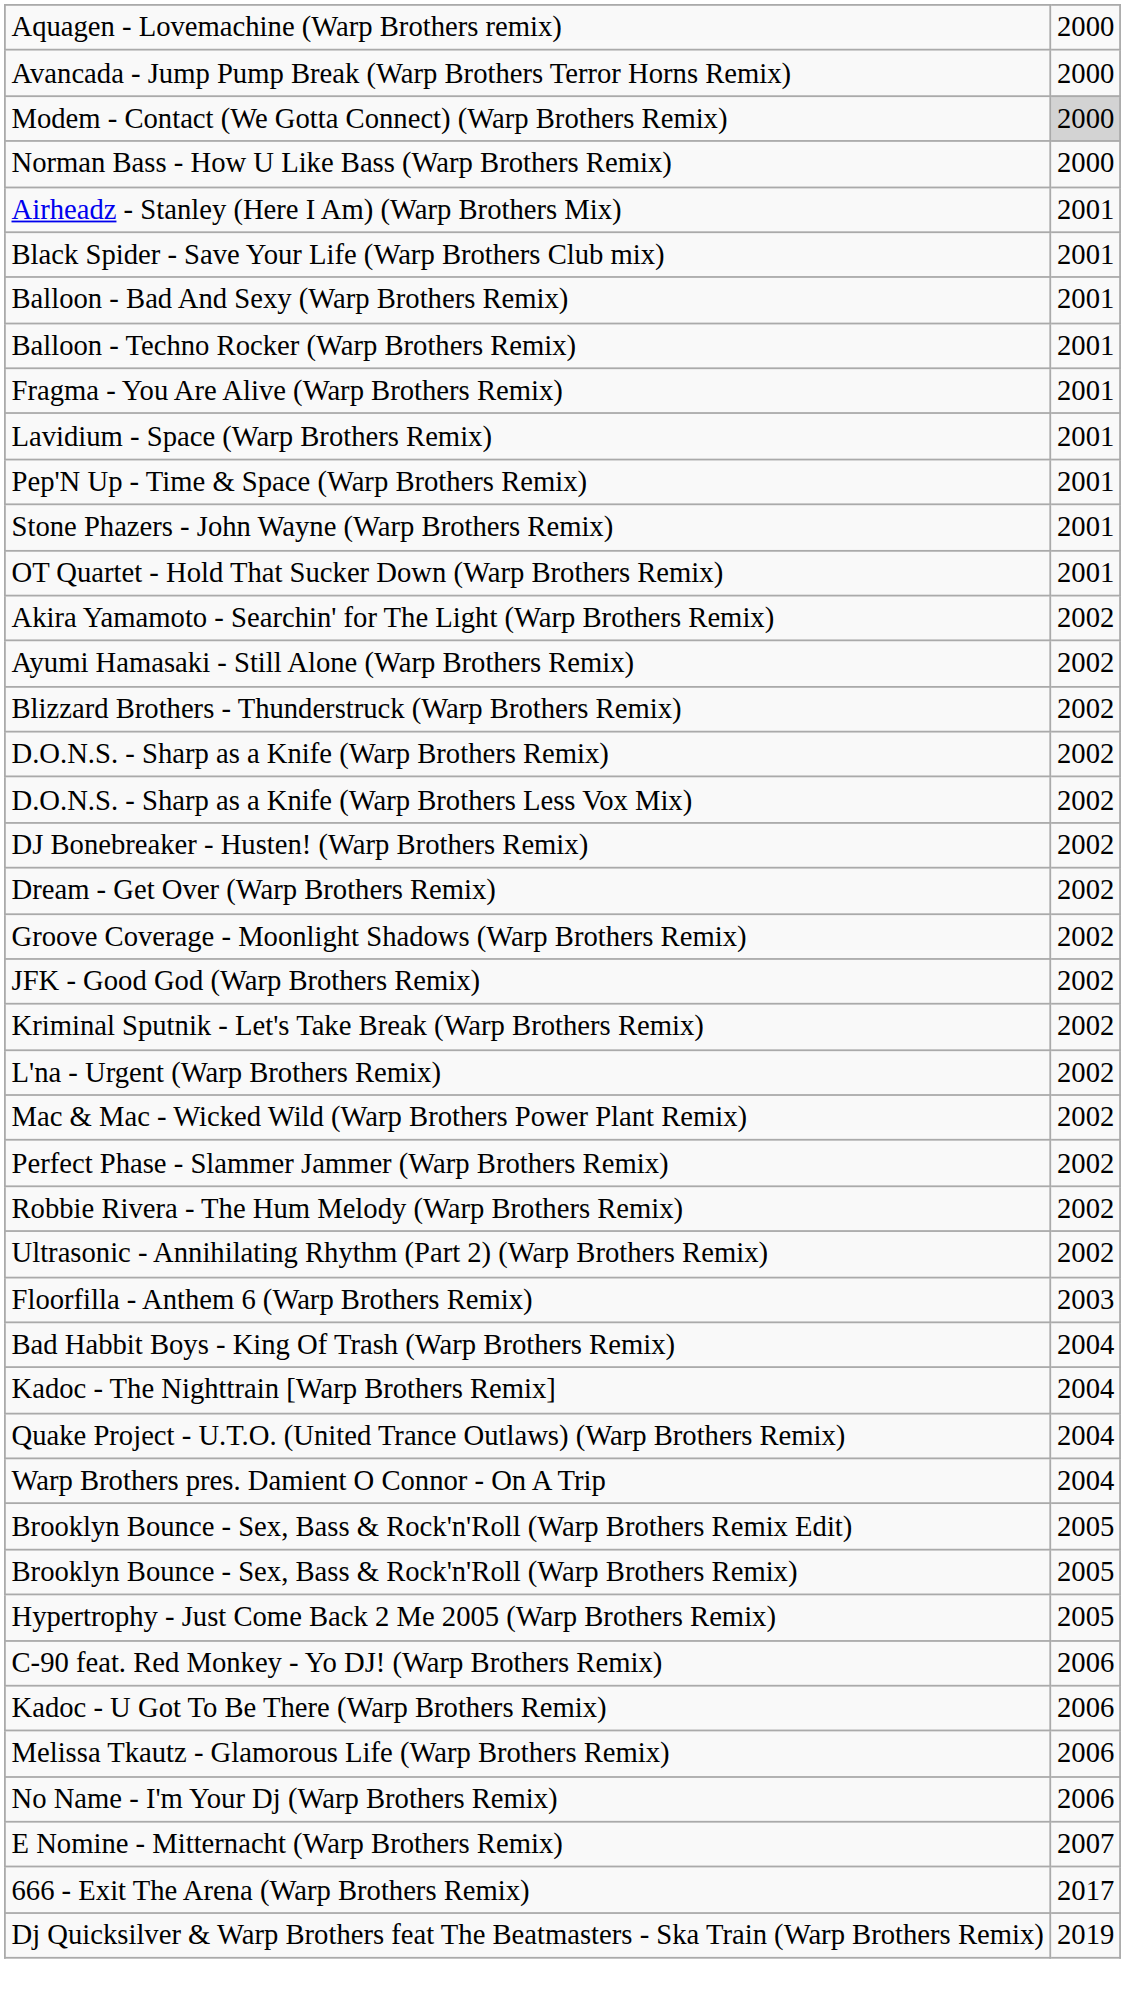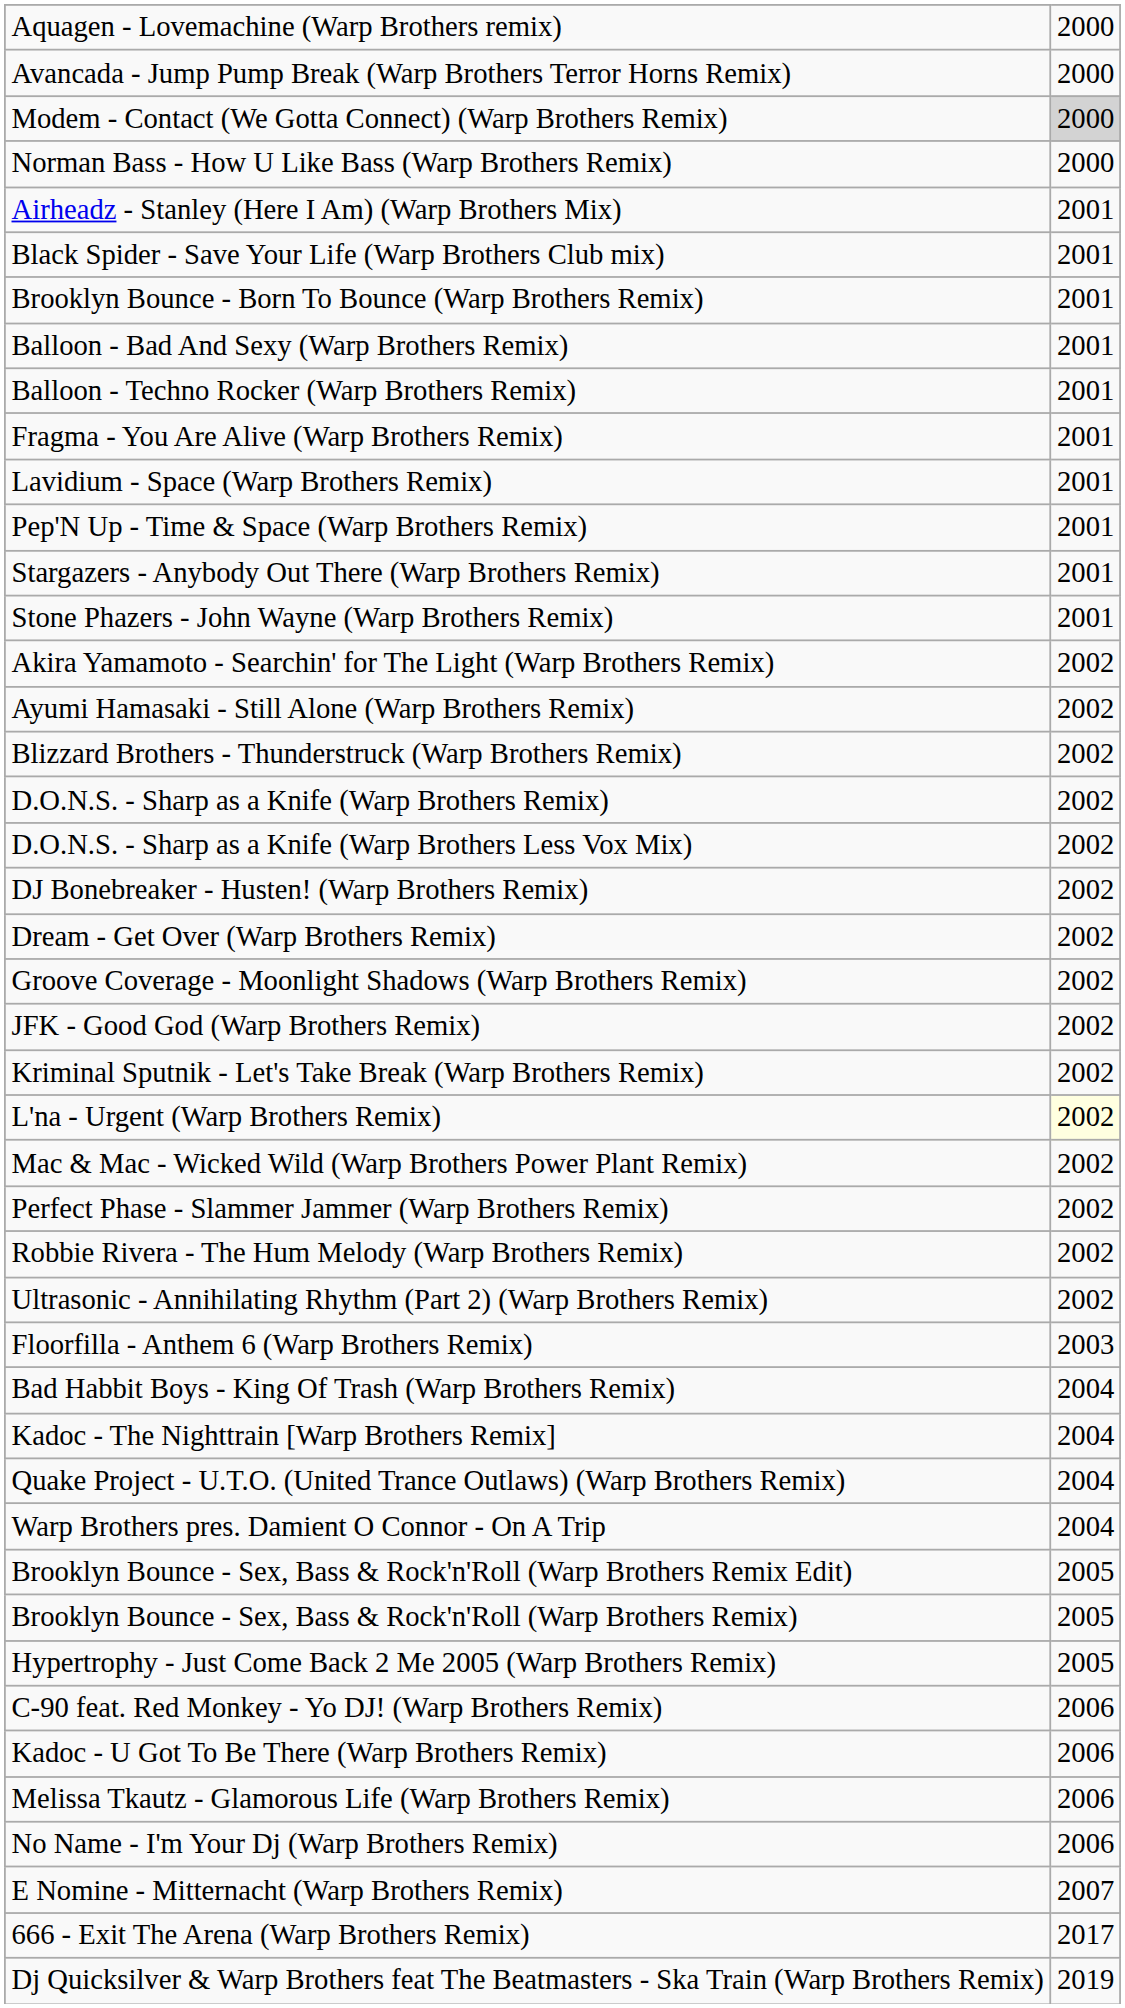+ row: (357, 299)
+ row: (336, 572)
- row: (367, 572)
(1086, 1071) no background -> (1086, 1117) lightyellow background
